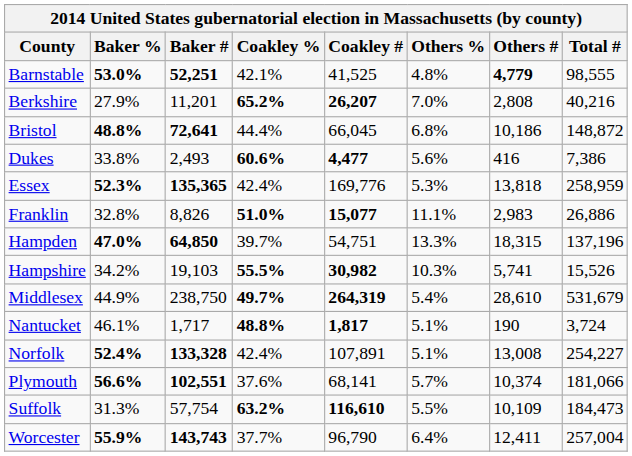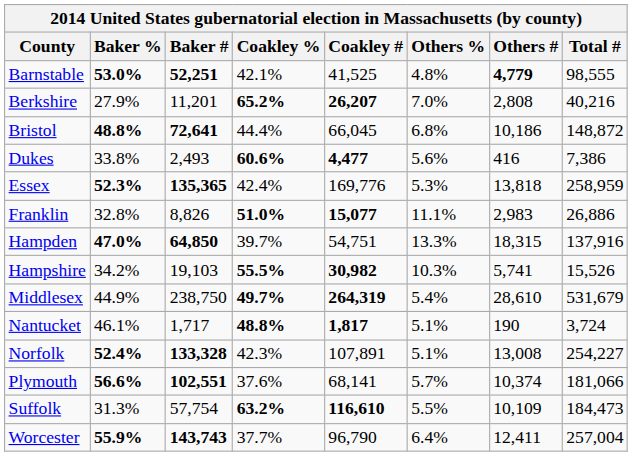(595, 241) 137,196 -> (595, 241) 137,916
(259, 353) 42.4% -> (259, 353) 42.3%
